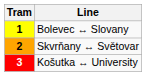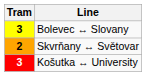(19, 29) 1 -> (19, 29) 3
